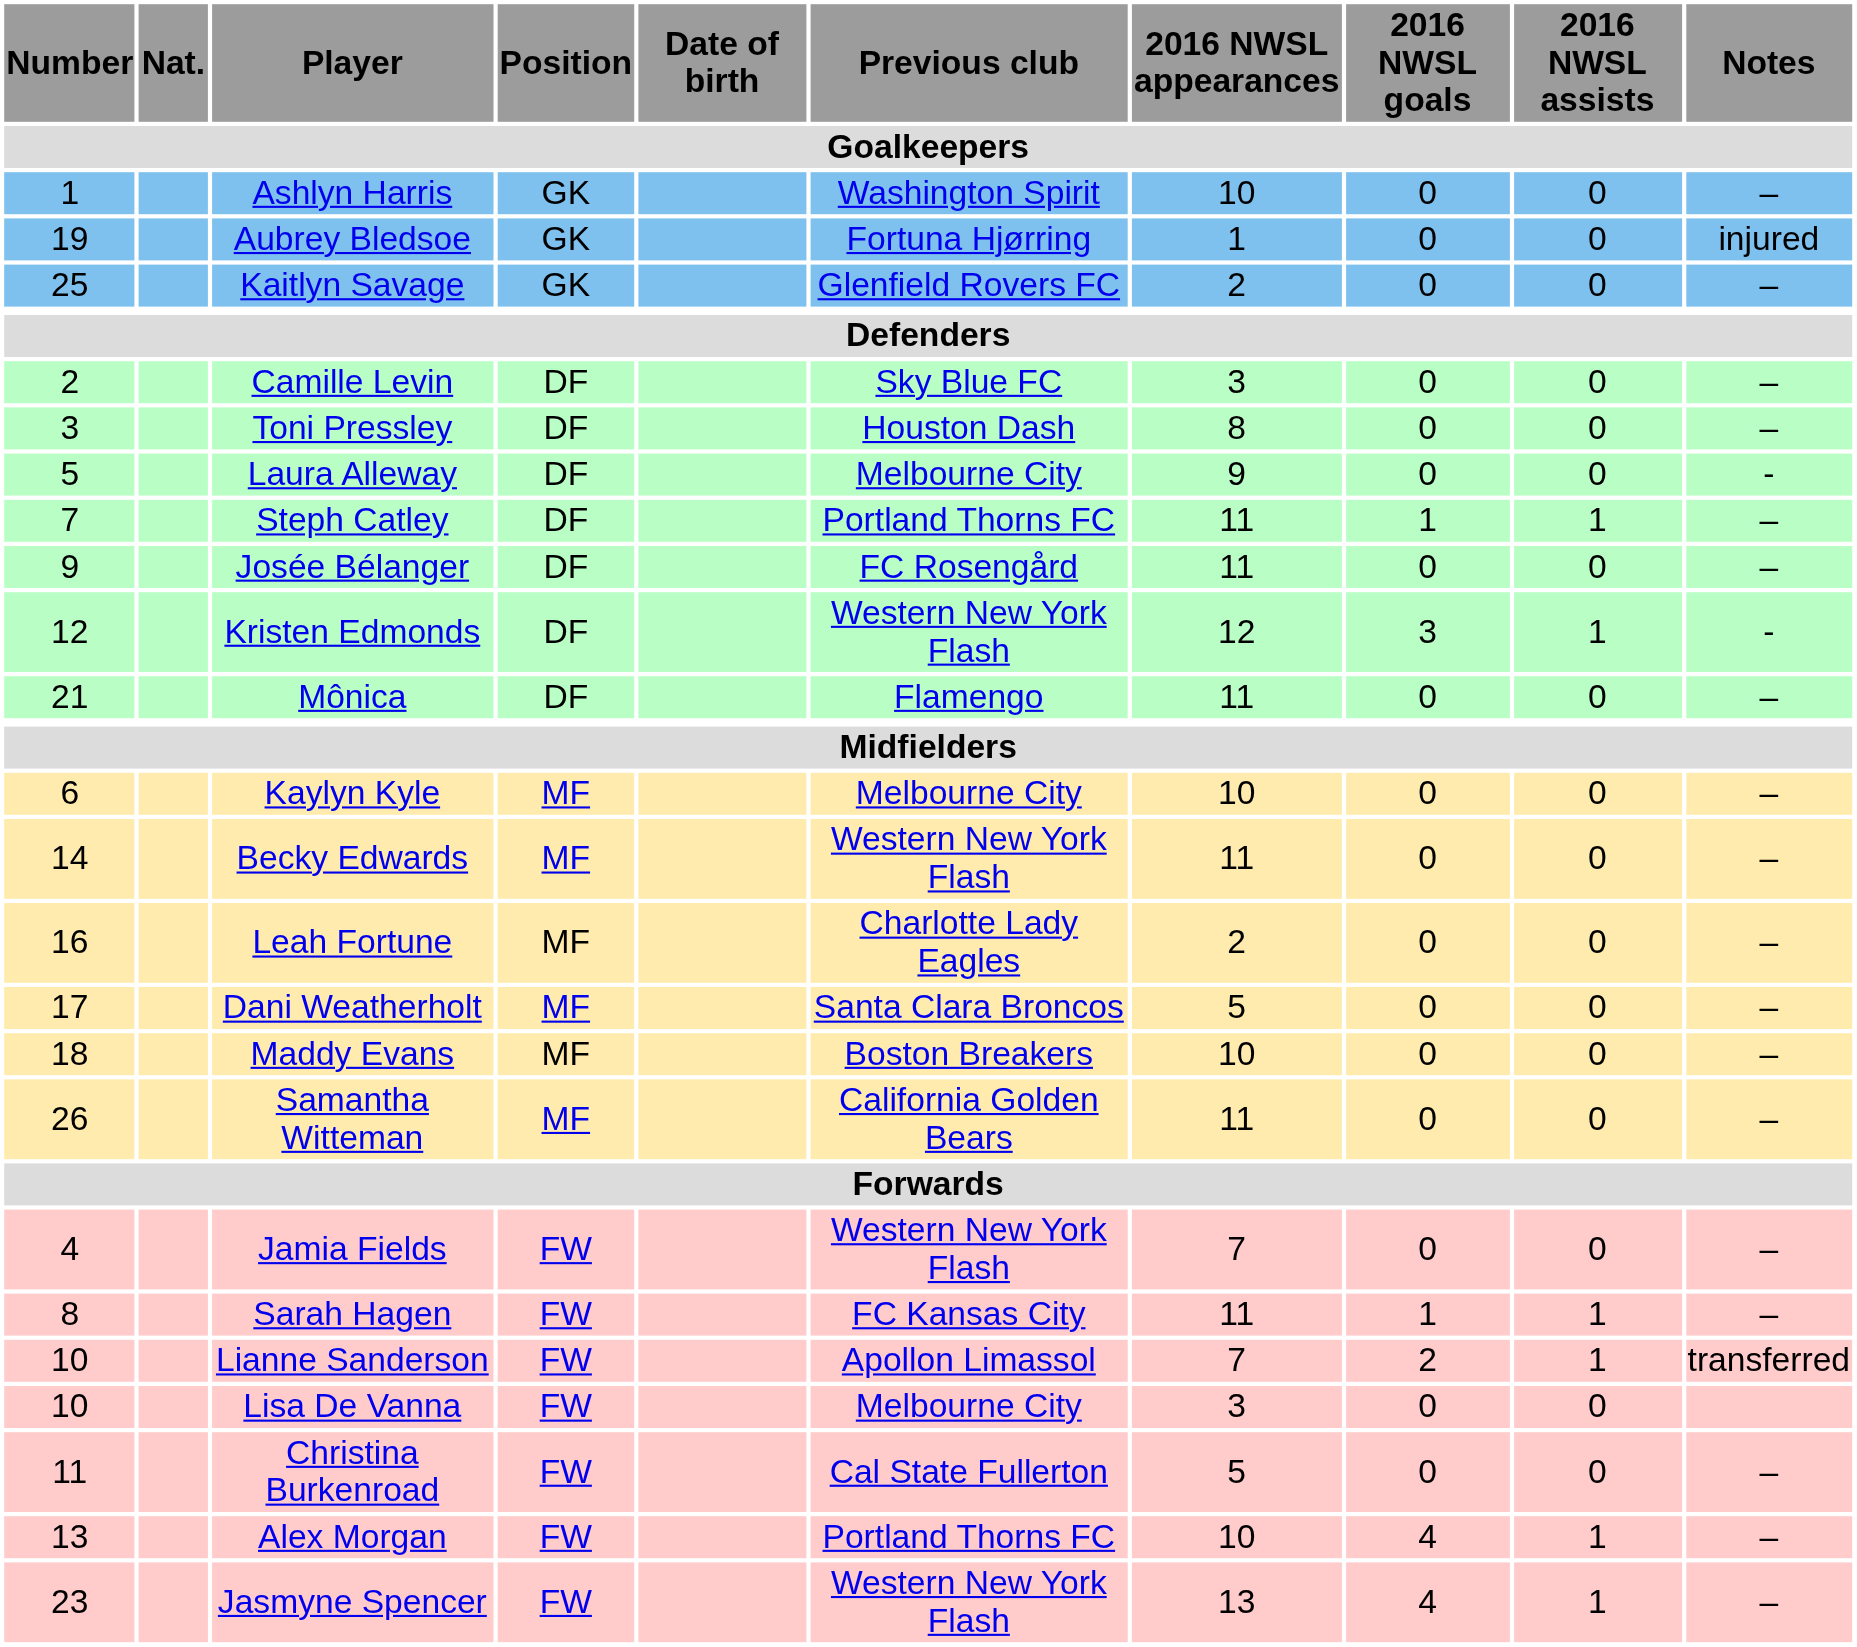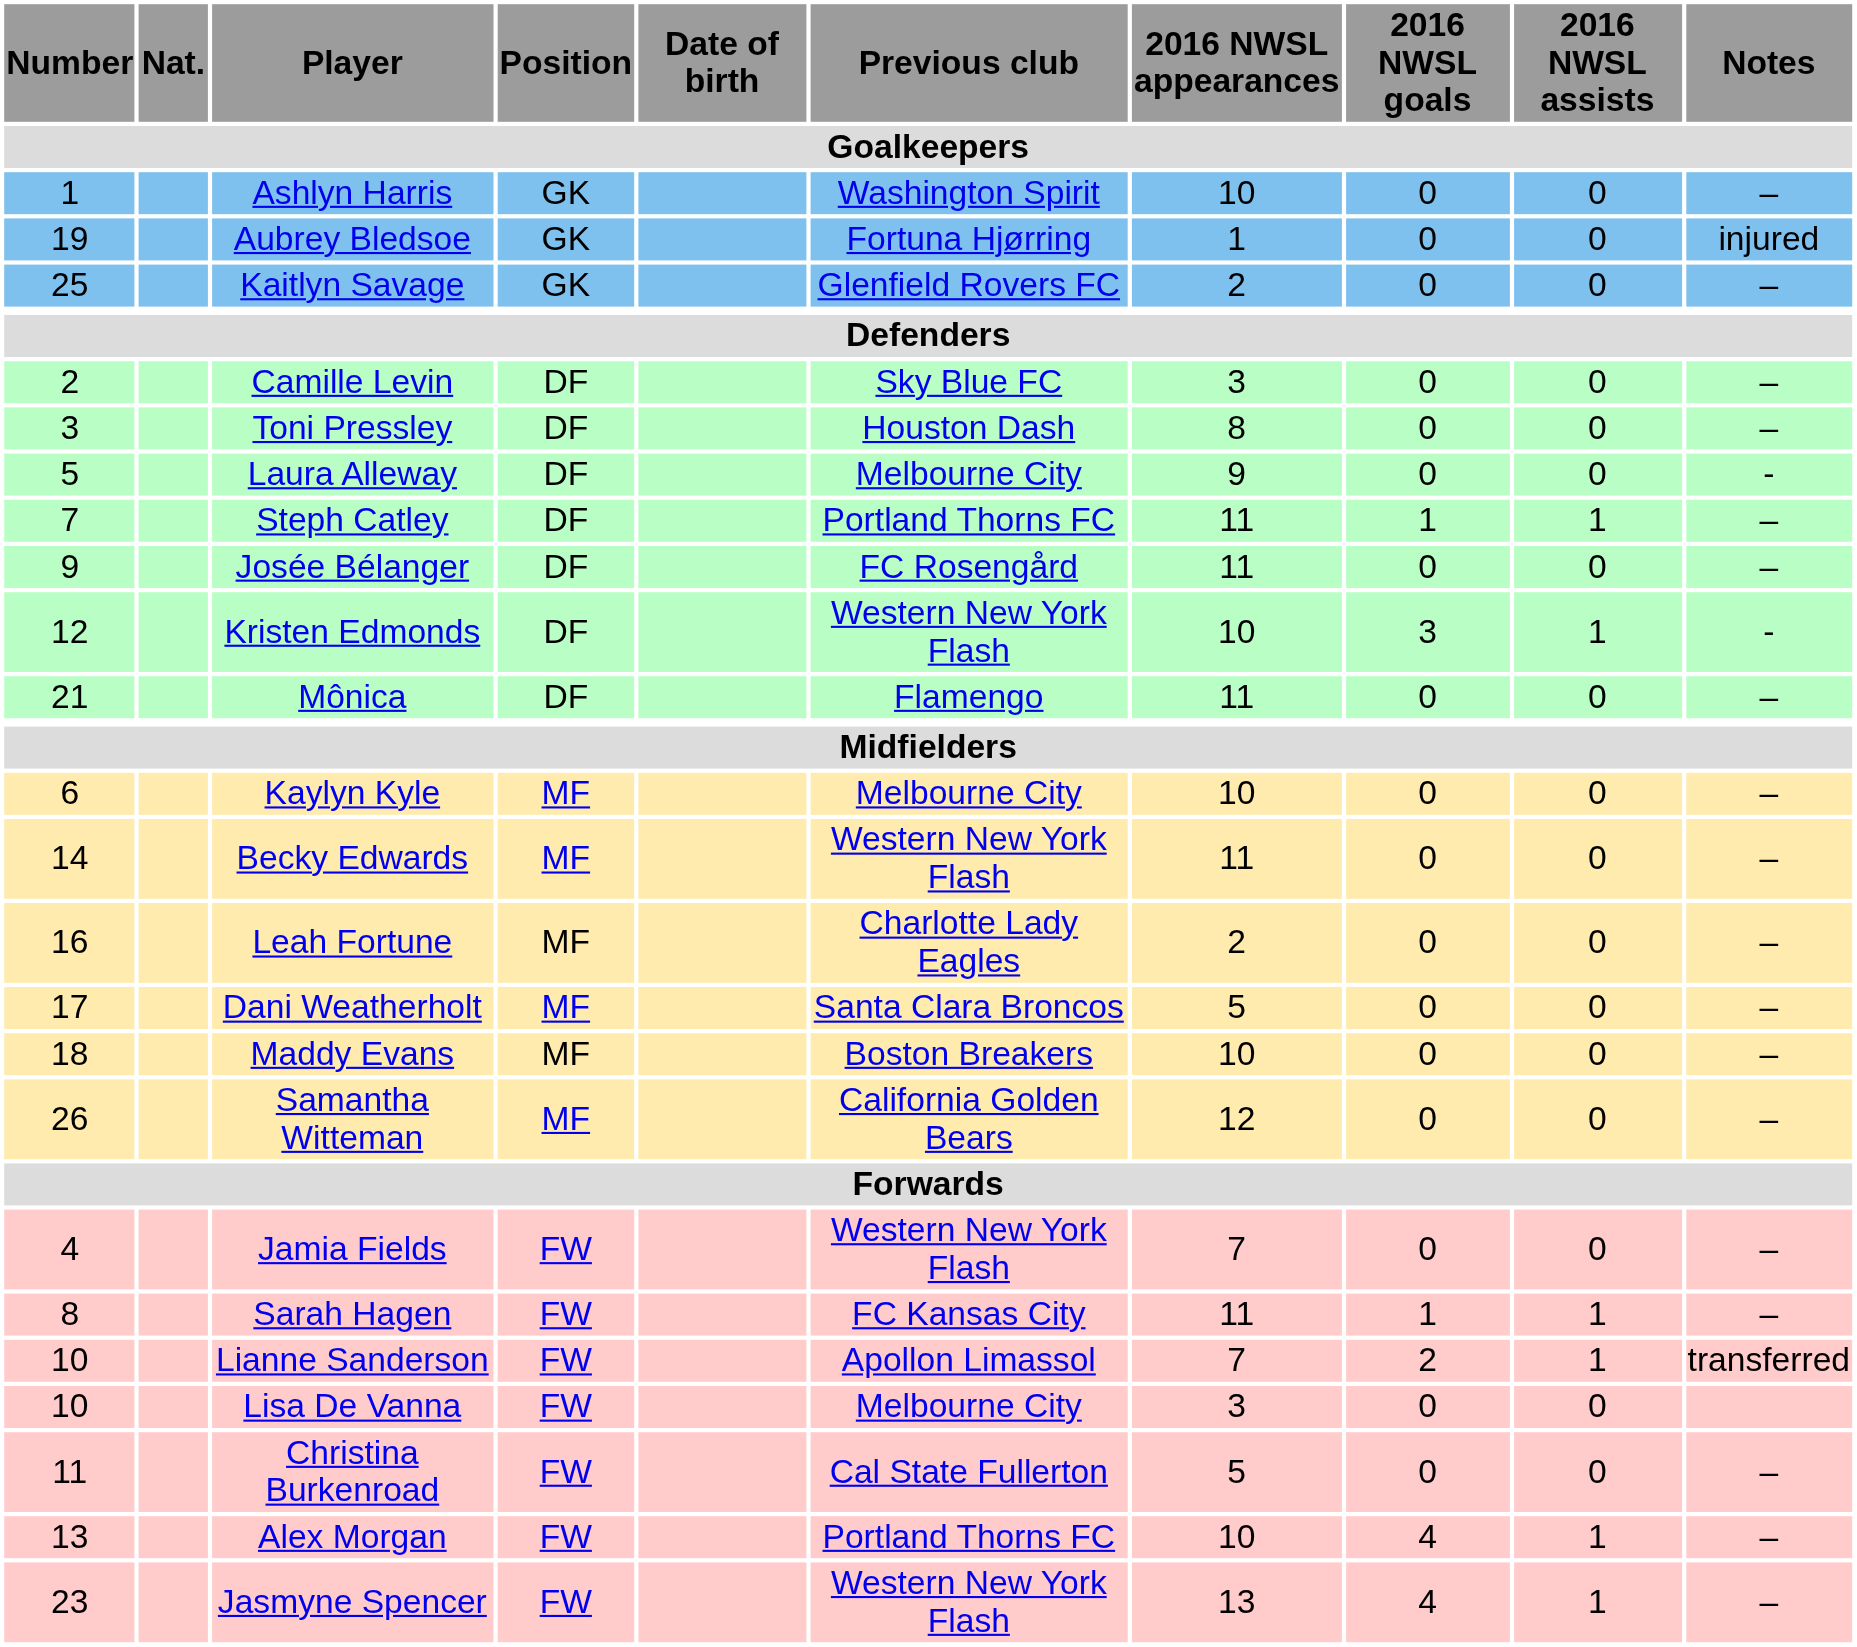(1237, 631) 12 -> (1237, 631) 10
(1237, 1118) 11 -> (1237, 1118) 12
